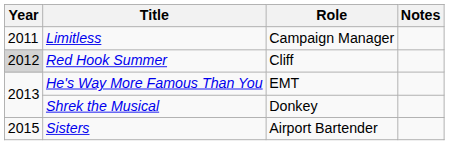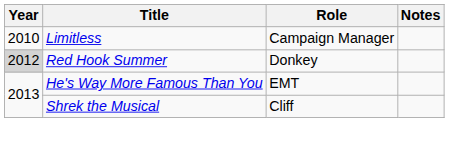(23, 38) 2011 -> (24, 38) 2010
(281, 60) Cliff -> (293, 60) Donkey
(293, 106) Donkey -> (281, 106) Cliff
- row: (68, 128)
